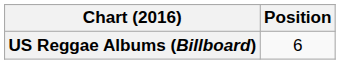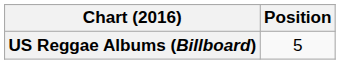(298, 45) 6 -> (298, 45) 5
